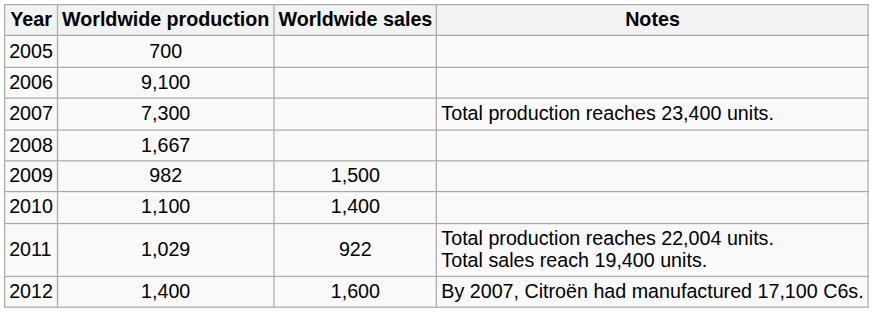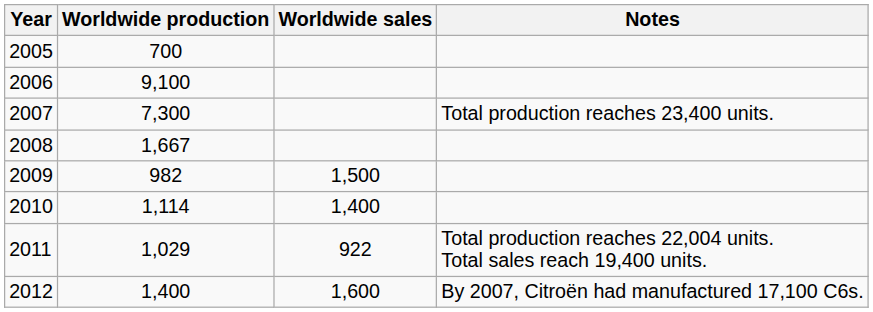(166, 207) 1,100 -> (166, 207) 1,114
